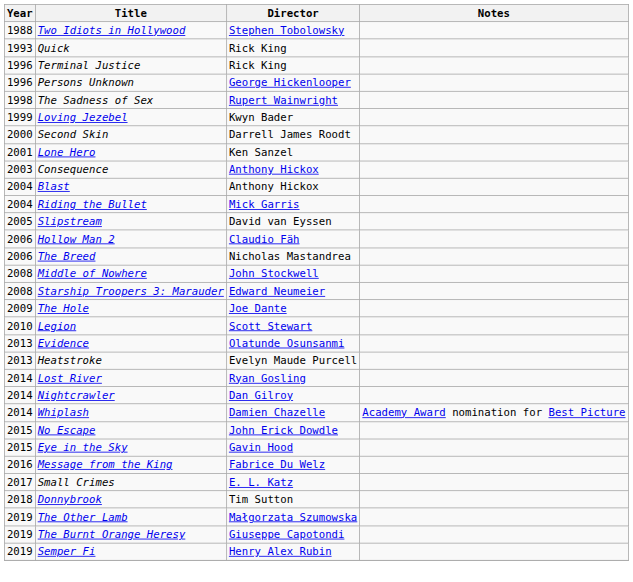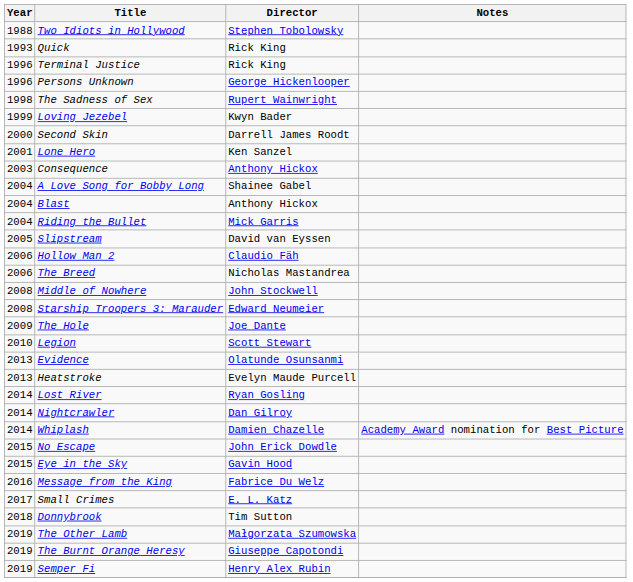+ row: (121, 187)
